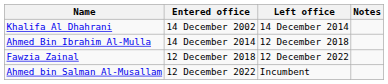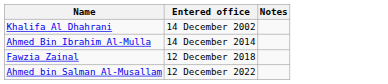- column: (304, 12)
